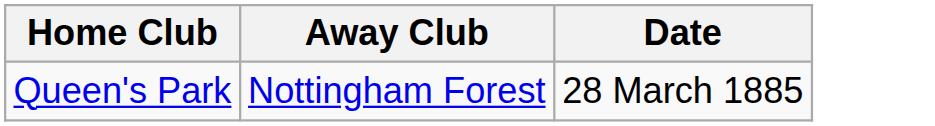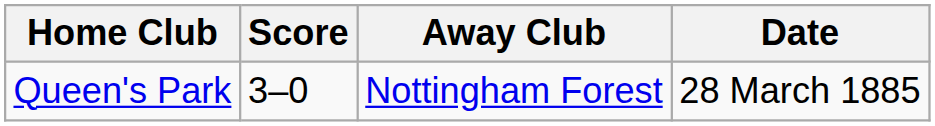+ column: (298, 33)
